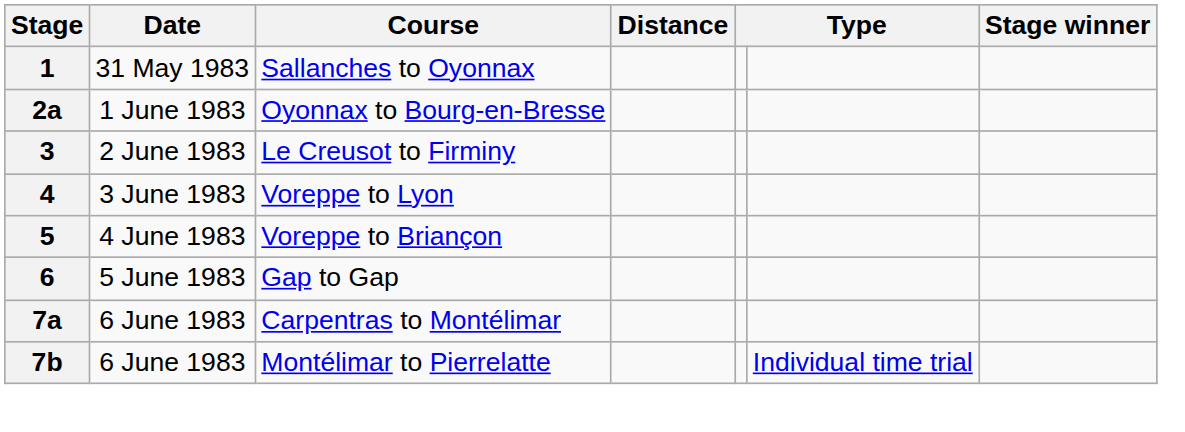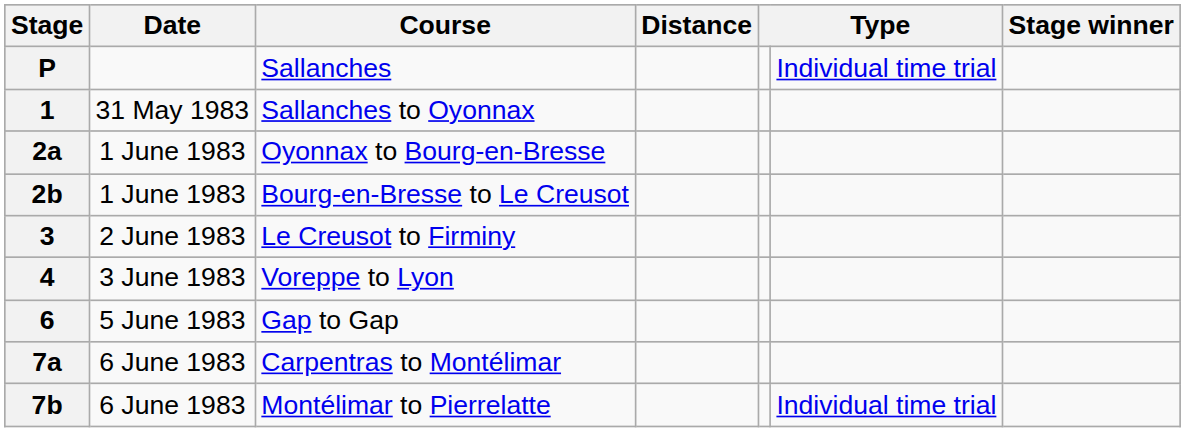+ row: (47, 67)
+ row: (47, 194)
- row: (47, 236)
